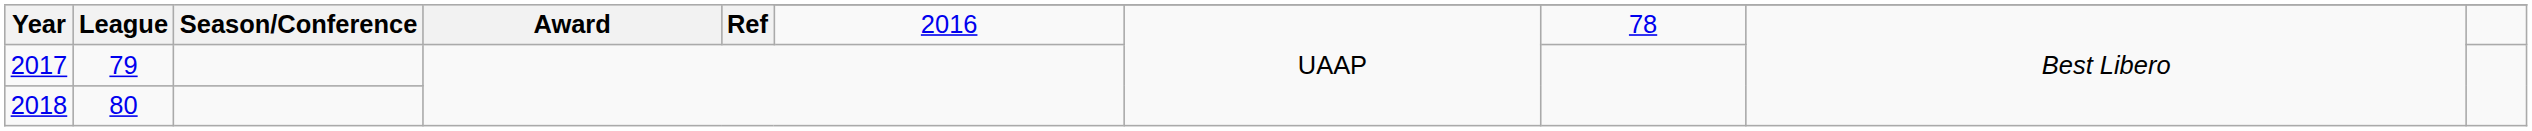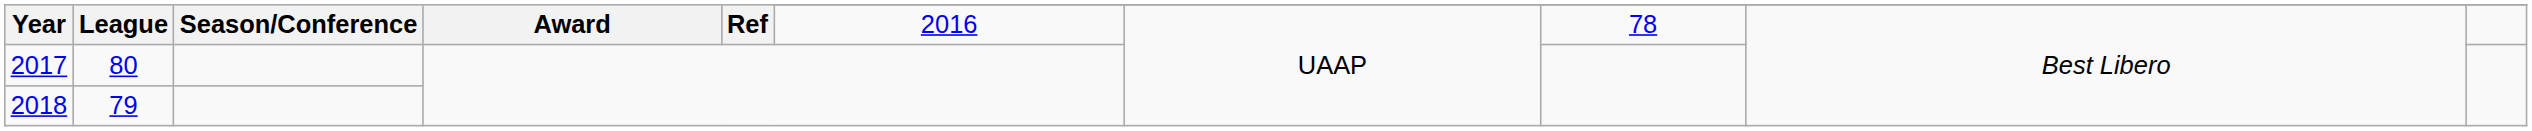(124, 65) 79 -> (124, 65) 80
(124, 105) 80 -> (124, 105) 79
